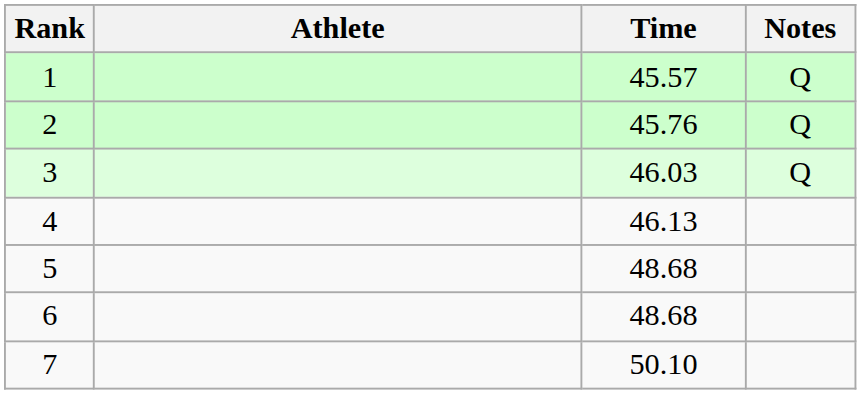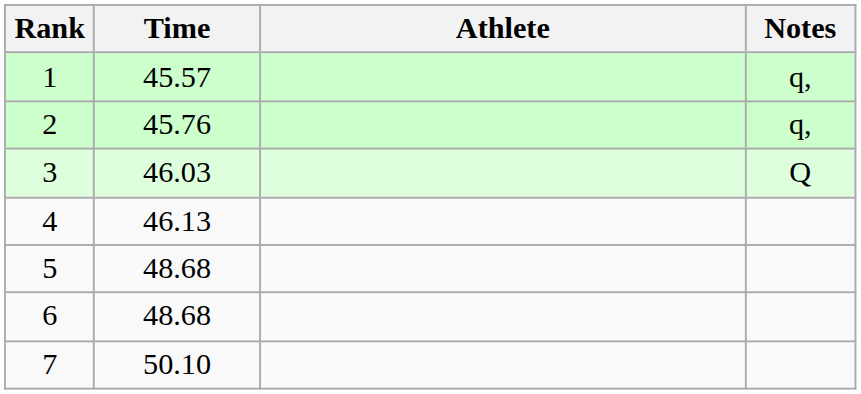columns swapped: (338, 28) <-> (663, 28)
(800, 76) Q -> (800, 76) q,
(800, 124) Q -> (800, 124) q,
